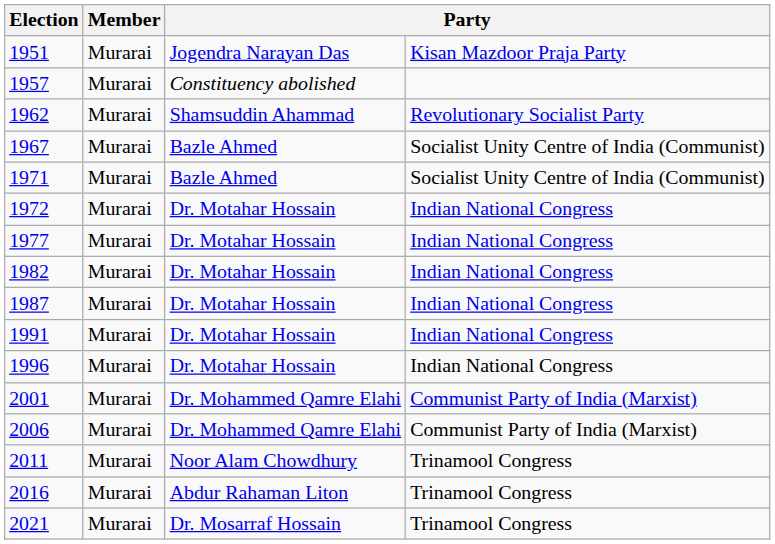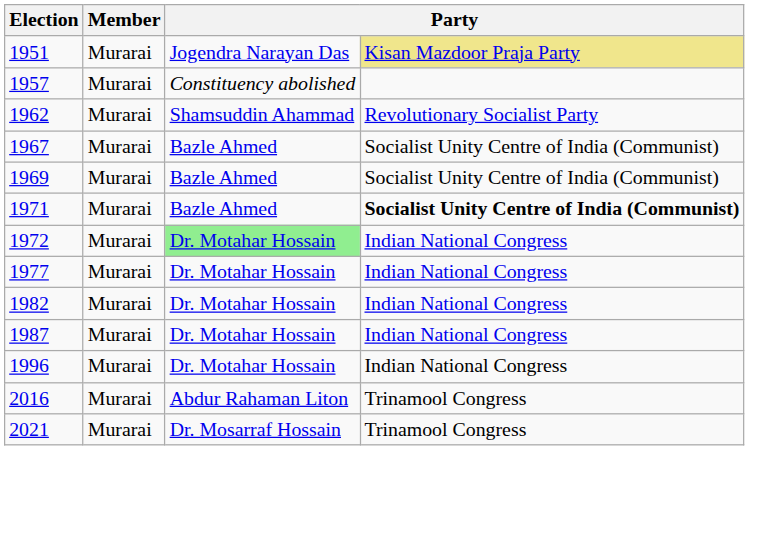(518, 51) no background -> (472, 51) khaki background
+ row: (29, 177)
(587, 177) normal -> (552, 209) bold
(253, 209) no background -> (253, 240) lightgreen background
- row: (29, 334)
- row: (29, 397)
- row: (29, 429)
- row: (29, 460)
